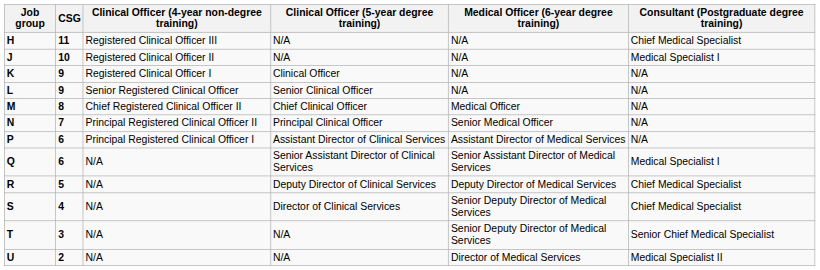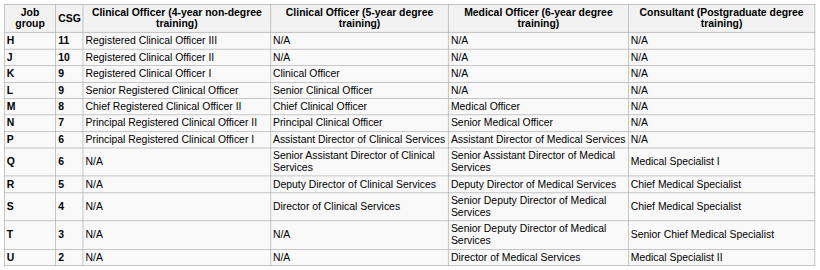(686, 40) Chief Medical Specialist -> (639, 40) N/A
(675, 57) Medical Specialist I -> (639, 57) N/A
